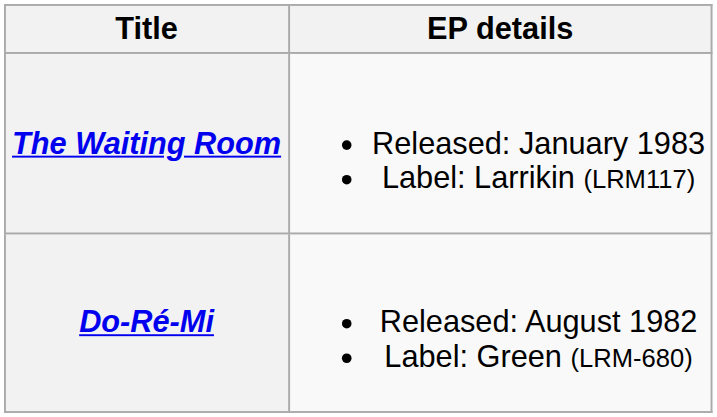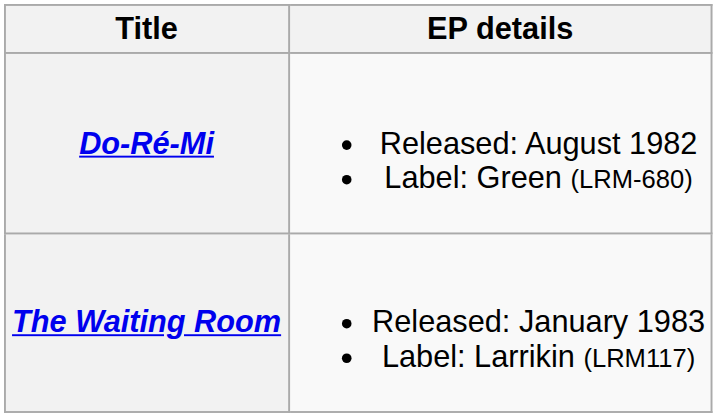rows swapped: (147, 322) <-> (147, 142)
